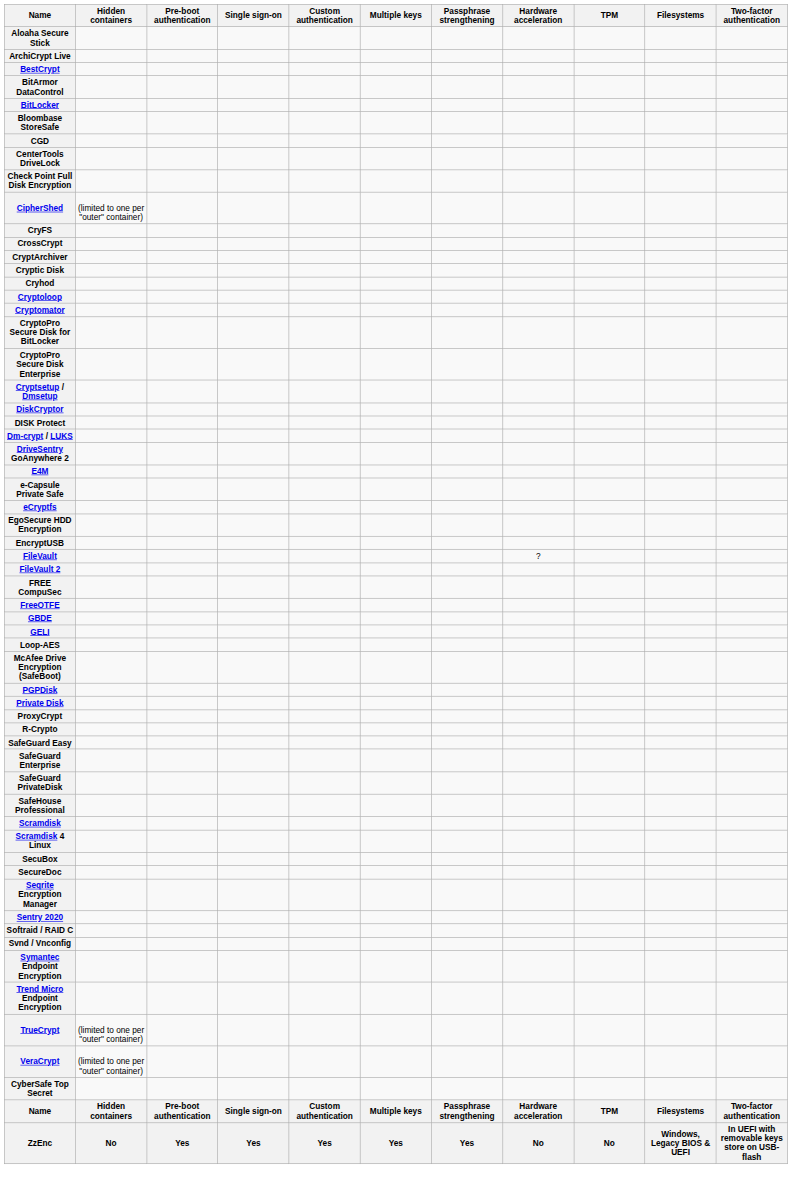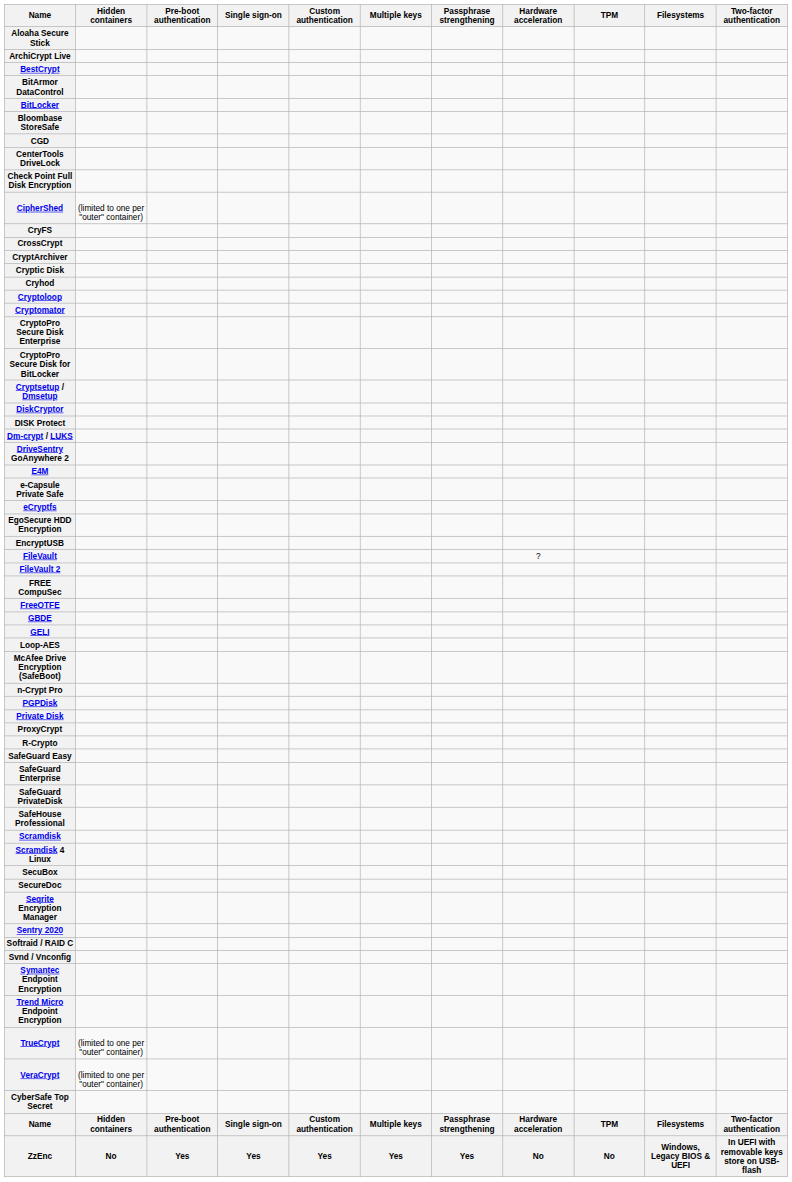rows swapped: (40, 365) <-> (40, 333)
+ row: (40, 690)
